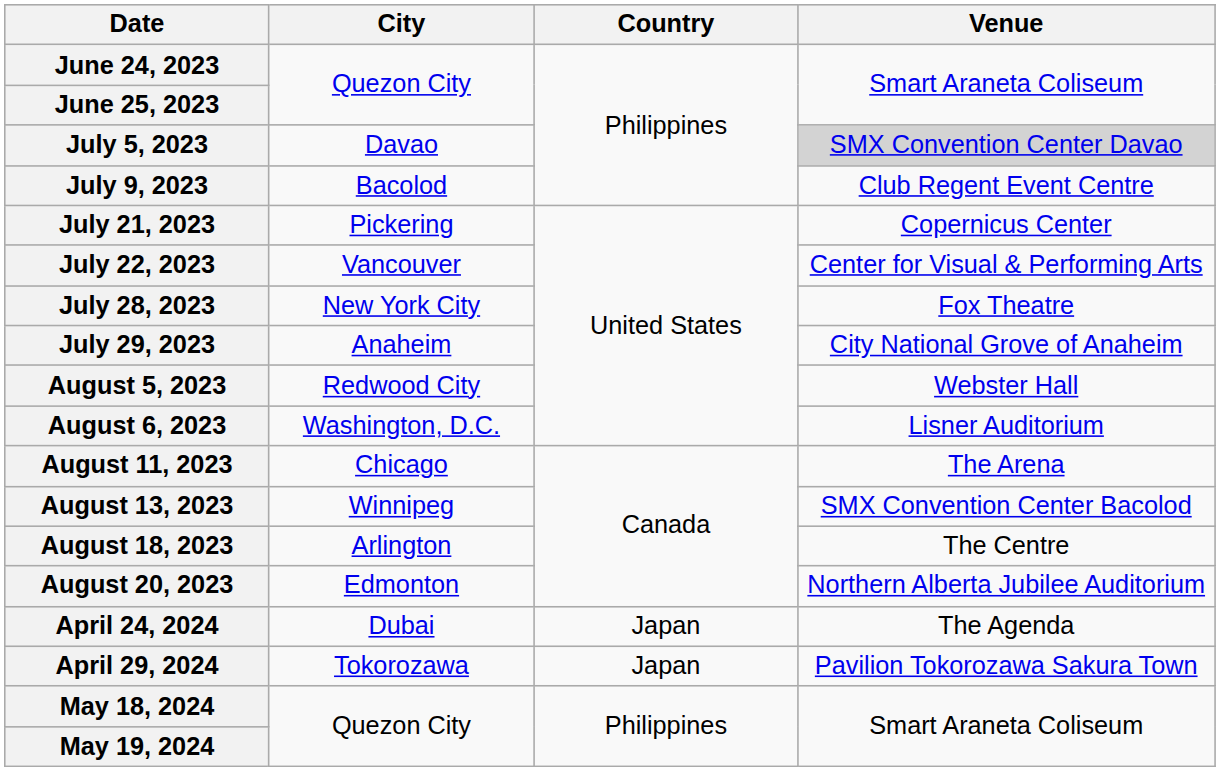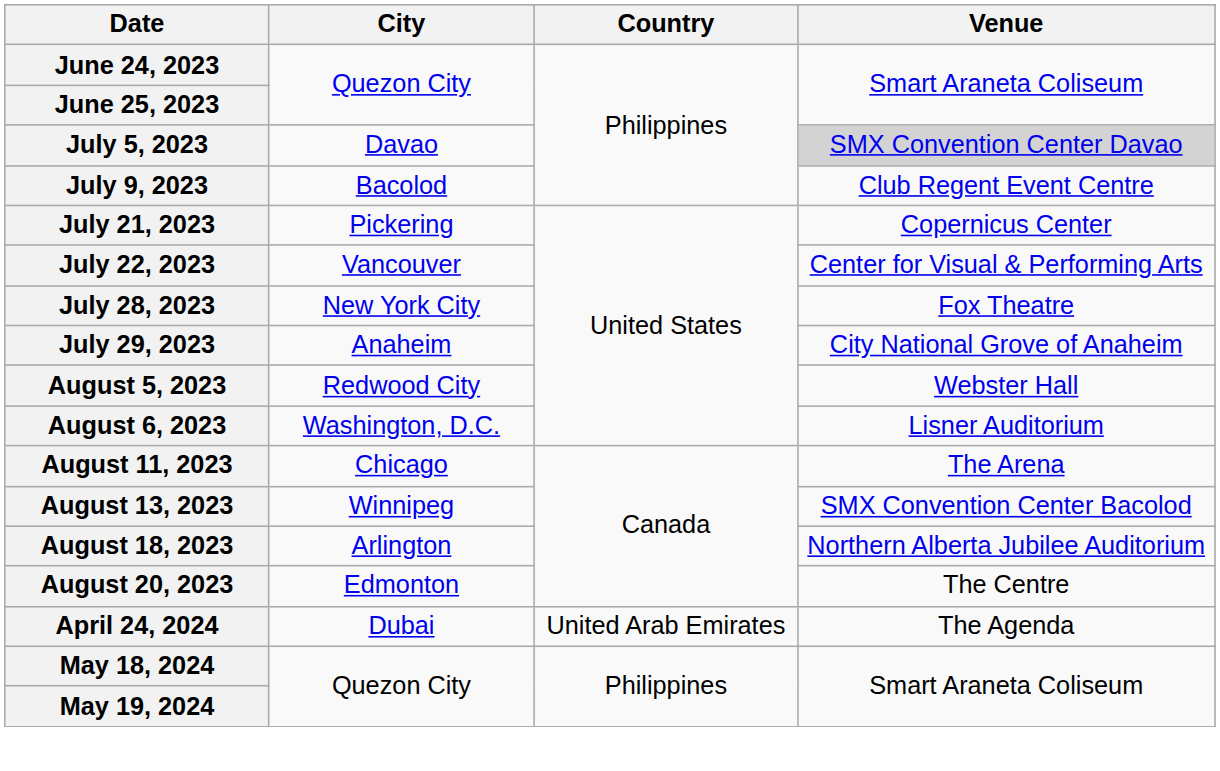(1006, 545) The Centre -> (1006, 545) Northern Alberta Jubilee Auditorium
(1006, 585) Northern Alberta Jubilee Auditorium -> (1006, 585) The Centre
(666, 625) Japan -> (666, 625) United Arab Emirates
- row: (137, 666)
